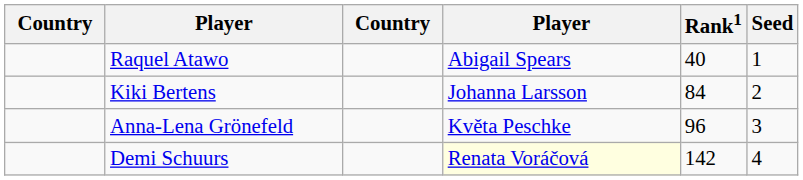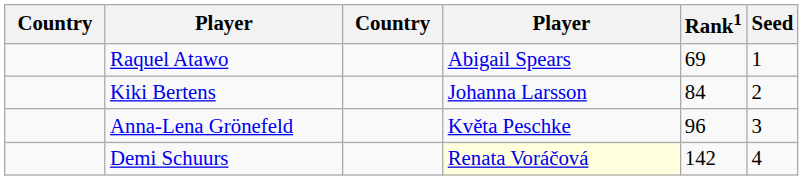(695, 59) 40 -> (695, 59) 69
